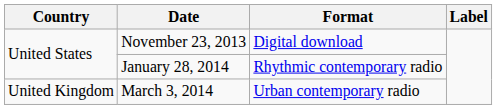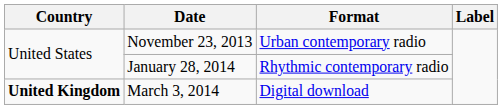(308, 41) Digital download -> (343, 41) Urban contemporary radio
(61, 91) normal -> (64, 91) bold
(337, 91) Urban contemporary radio -> (314, 91) Digital download
